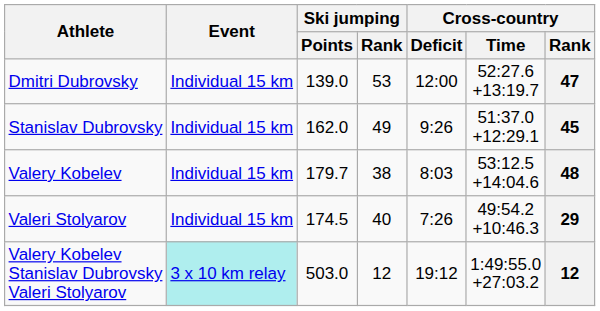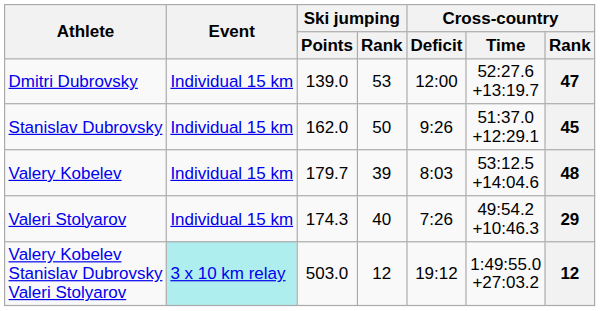(382, 127) 49 -> (382, 127) 50
(382, 173) 38 -> (382, 173) 39
(327, 219) 174.5 -> (327, 219) 174.3
